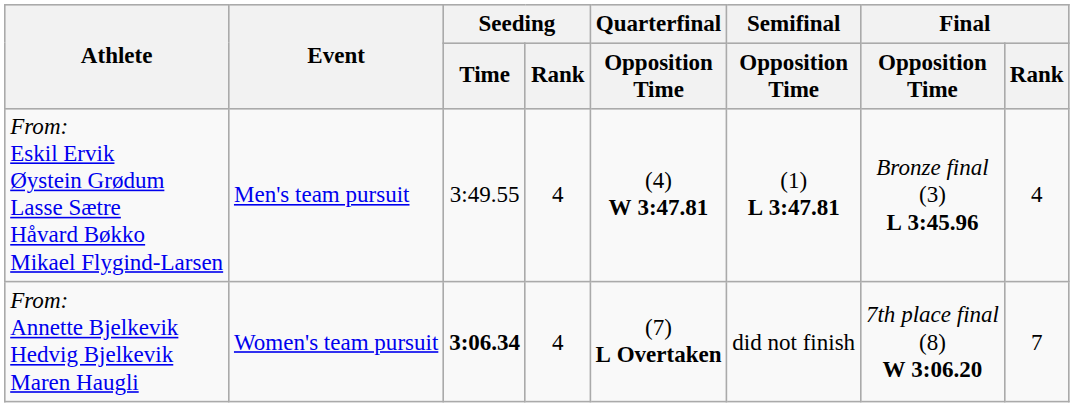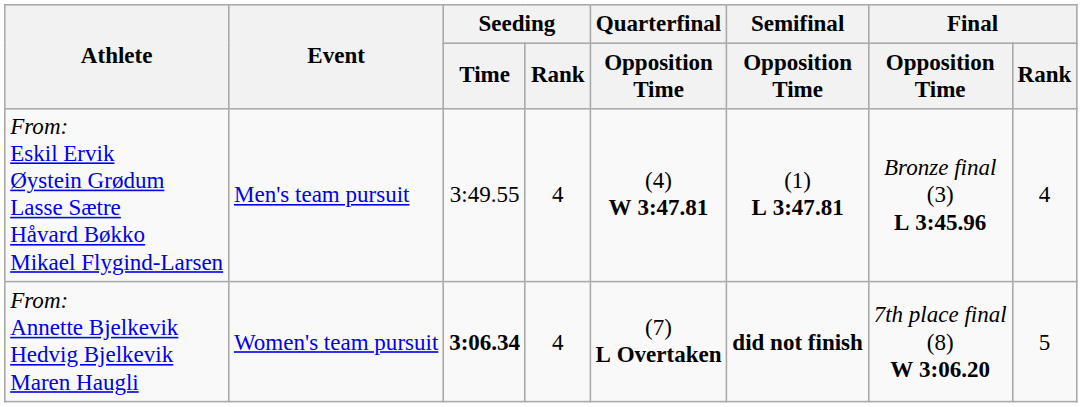(794, 341) normal -> (798, 341) bold
(1037, 341) 7 -> (1044, 341) 5
